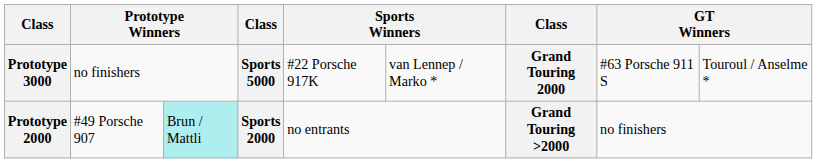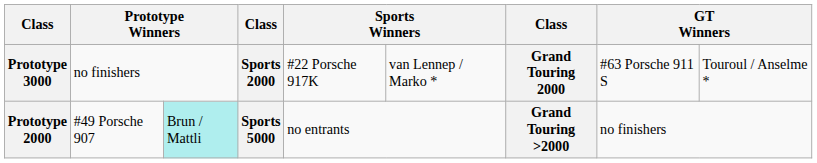(261, 73) Sports 5000 -> (261, 73) Sports 2000
(261, 129) Sports 2000 -> (261, 129) Sports 5000
